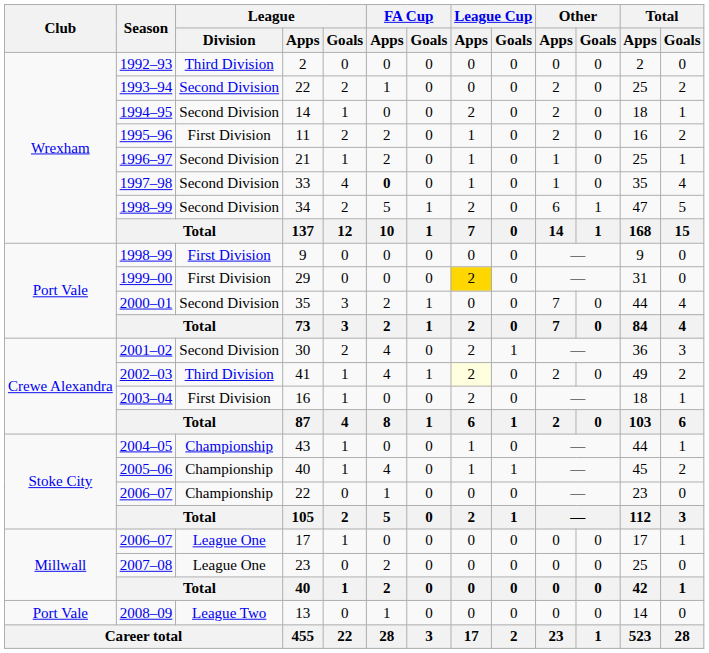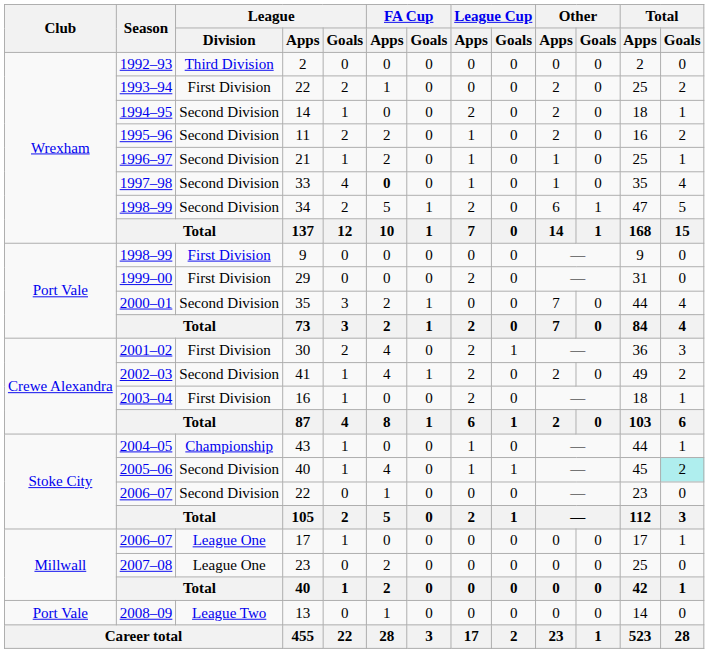(229, 87) Second Division -> (229, 87) First Division
(229, 135) First Division -> (229, 135) Second Division
(471, 278) gold background -> (471, 278) no background
(229, 350) Second Division -> (229, 350) First Division
(229, 374) Third Division -> (229, 374) Second Division
(471, 374) lightyellow background -> (471, 374) no background
(229, 469) Championship -> (229, 469) Second Division
(682, 469) no background -> (682, 469) paleturquoise background
(229, 493) Championship -> (229, 493) Second Division
